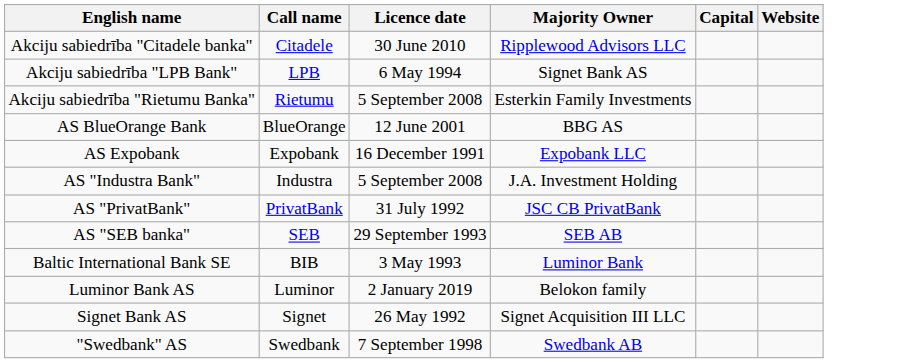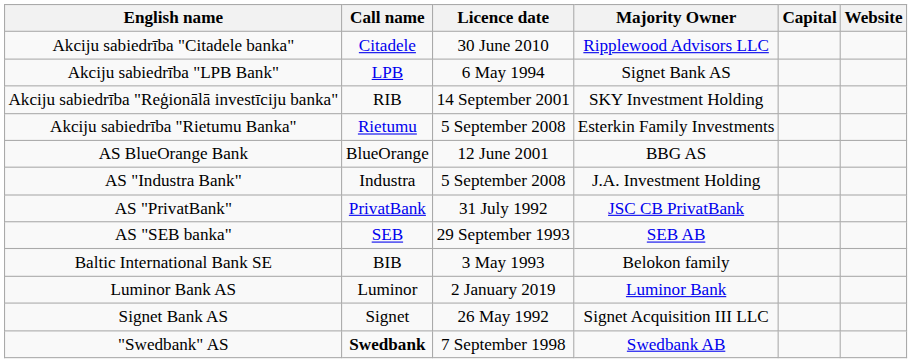+ row: (173, 99)
- row: (132, 153)
(593, 262) Luminor Bank -> (676, 262) Belokon family
(593, 289) Belokon family -> (676, 289) Luminor Bank
(304, 343) normal -> (387, 343) bold
